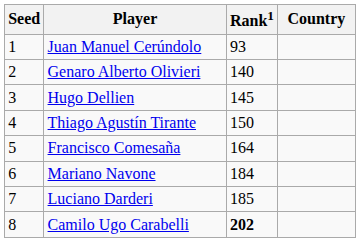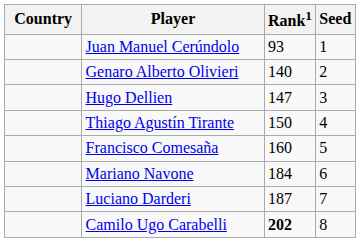columns swapped: (316, 19) <-> (24, 19)
(242, 97) 145 -> (280, 97) 147
(242, 148) 164 -> (280, 148) 160
(242, 199) 185 -> (280, 199) 187
